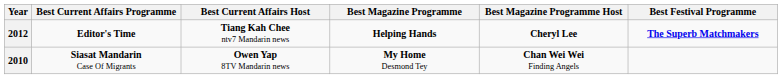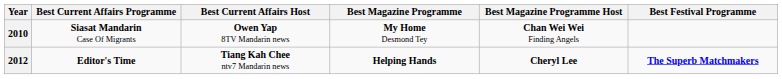rows swapped: (18, 60) <-> (18, 33)
